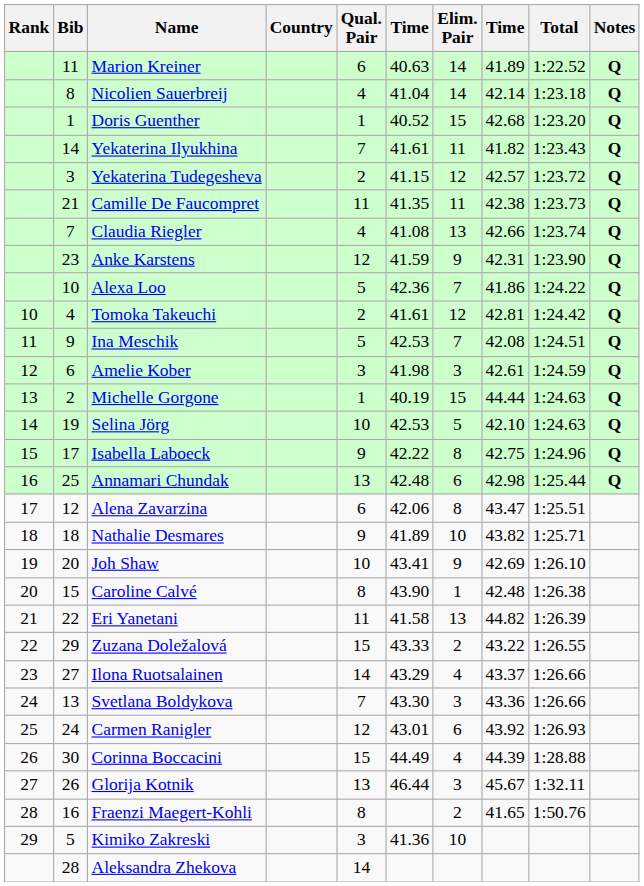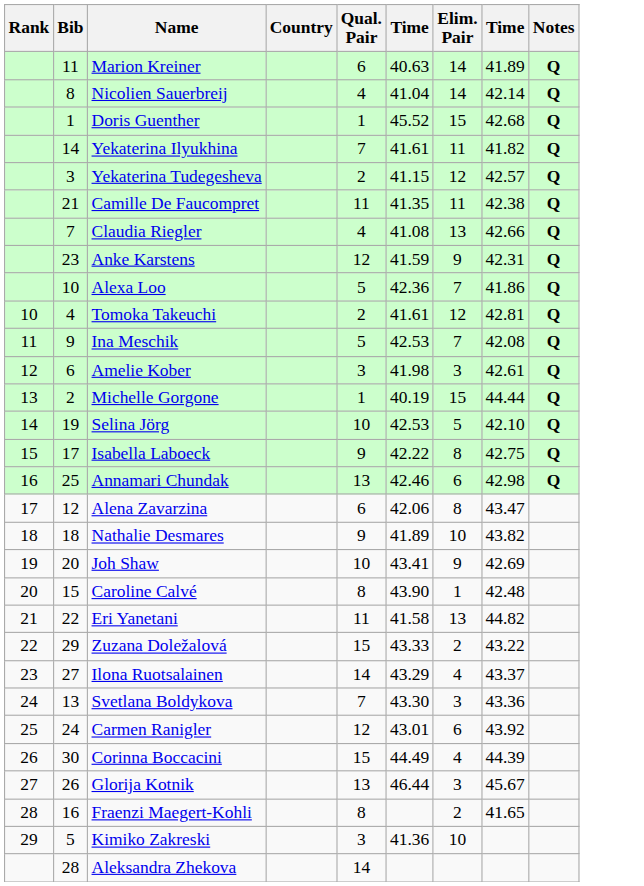- column: (559, 28)
(410, 120) 40.52 -> (410, 120) 45.52
(410, 480) 42.48 -> (410, 480) 42.46
